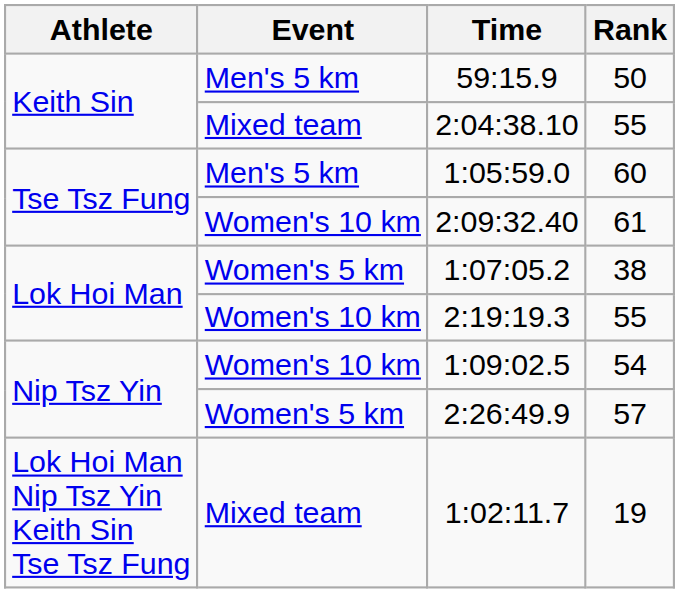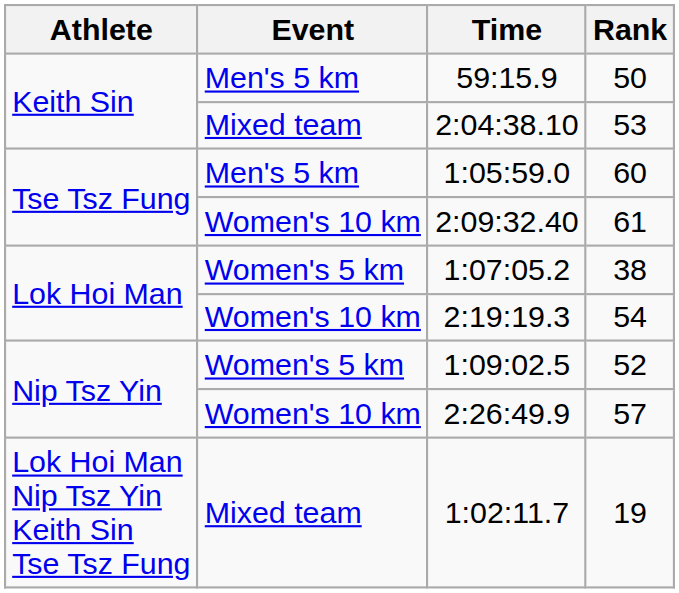(630, 125) 55 -> (630, 125) 53
(630, 317) 55 -> (630, 317) 54
(313, 365) Women's 10 km -> (304, 365) Women's 5 km
(630, 365) 54 -> (630, 365) 52
(304, 413) Women's 5 km -> (313, 413) Women's 10 km
